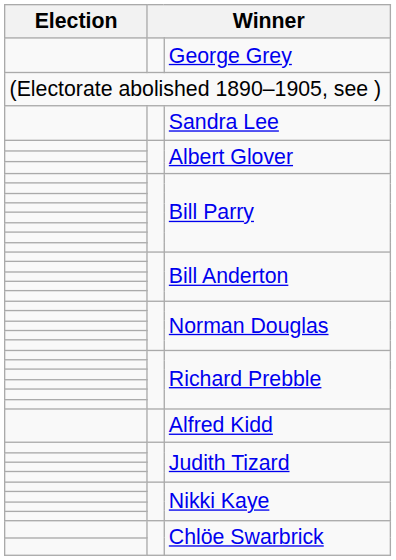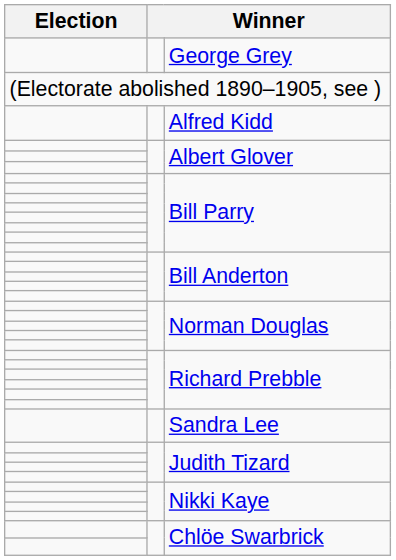rows swapped: (76, 426) <-> (76, 123)
